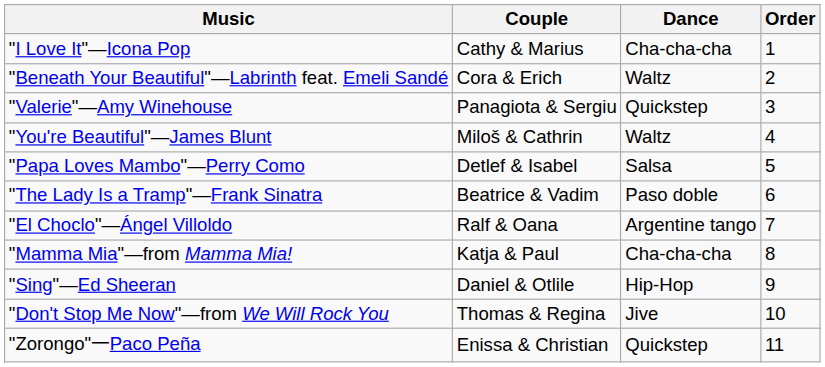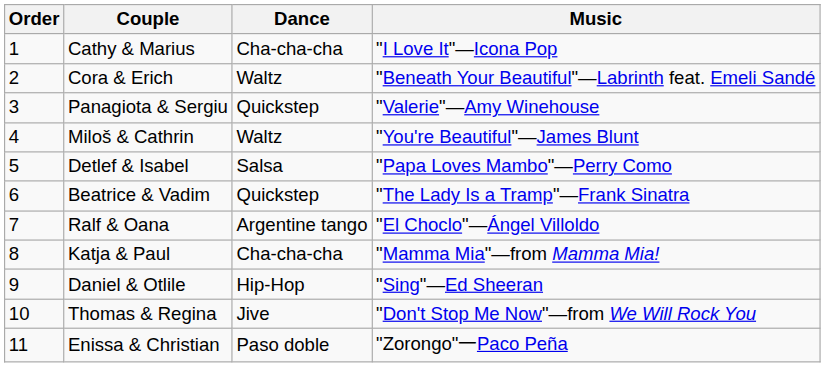columns swapped: (790, 19) <-> (229, 19)
(672, 195) Paso doble -> (278, 195) Quickstep
(667, 344) Quickstep -> (283, 344) Paso doble
